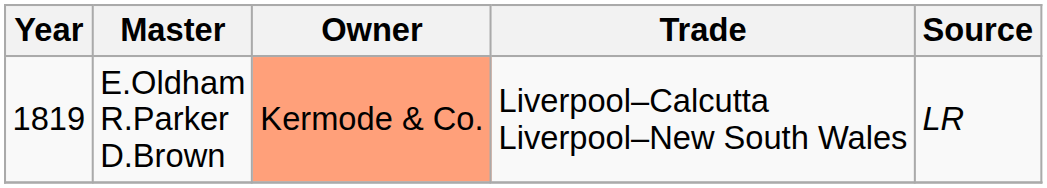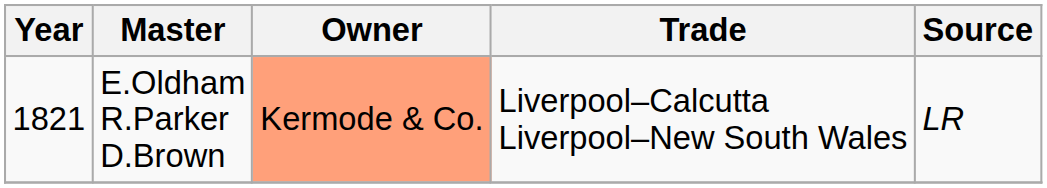(49, 118) 1819 -> (49, 118) 1821
